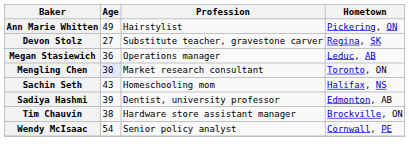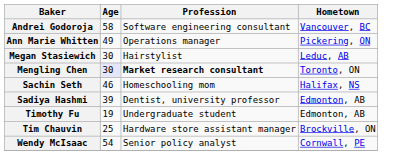+ row: (52, 26)
(153, 26) Hairstylist -> (172, 41) Operations manager
- row: (52, 41)
(108, 56) 36 -> (108, 56) 30
(172, 56) Operations manager -> (153, 56) Hairstylist
(193, 70) normal -> (193, 70) bold
(108, 85) 43 -> (108, 85) 46
+ row: (52, 114)
(108, 114) 38 -> (108, 129) 25
